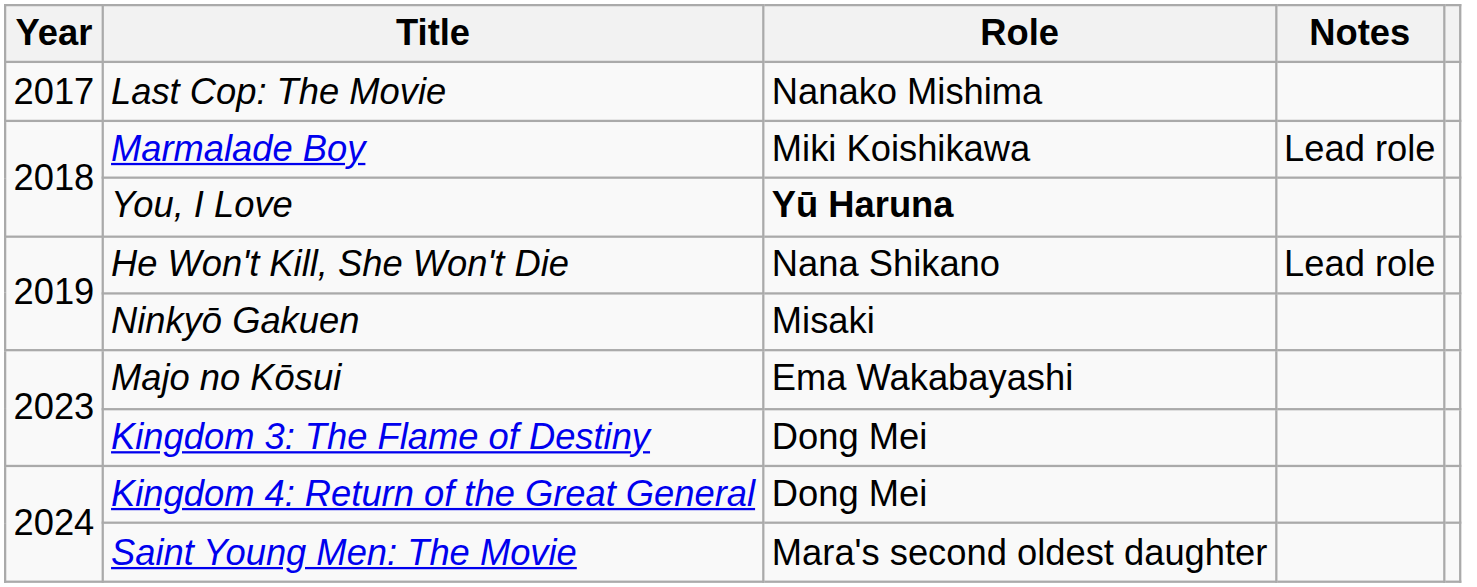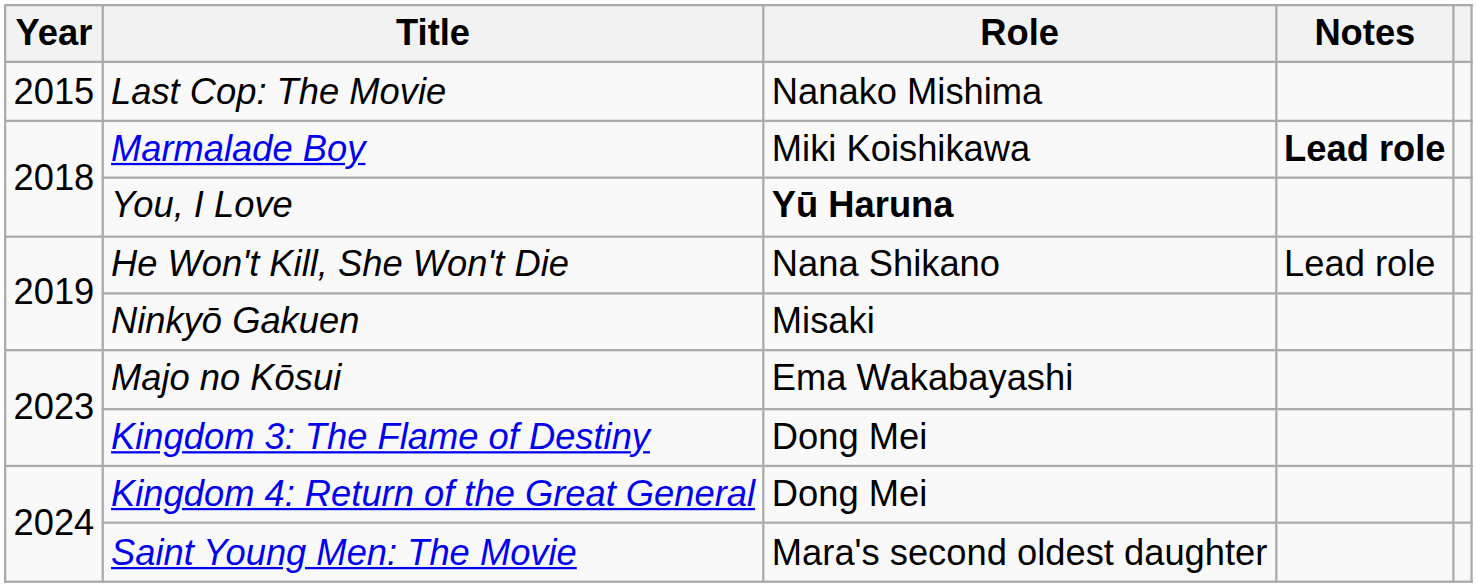(54, 90) 2017 -> (54, 90) 2015
(1360, 148) normal -> (1365, 148) bold
